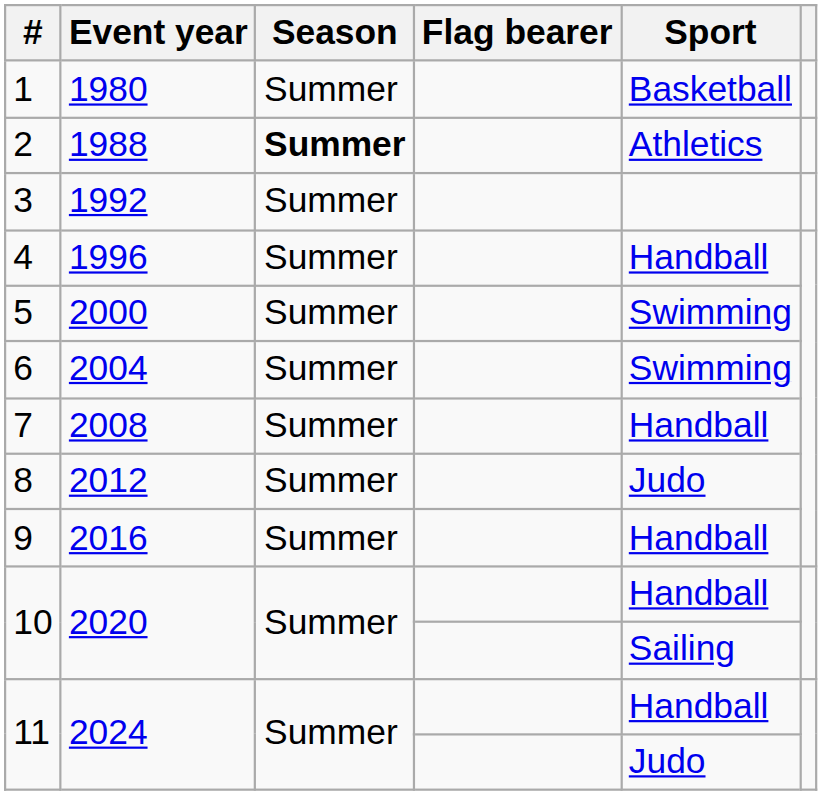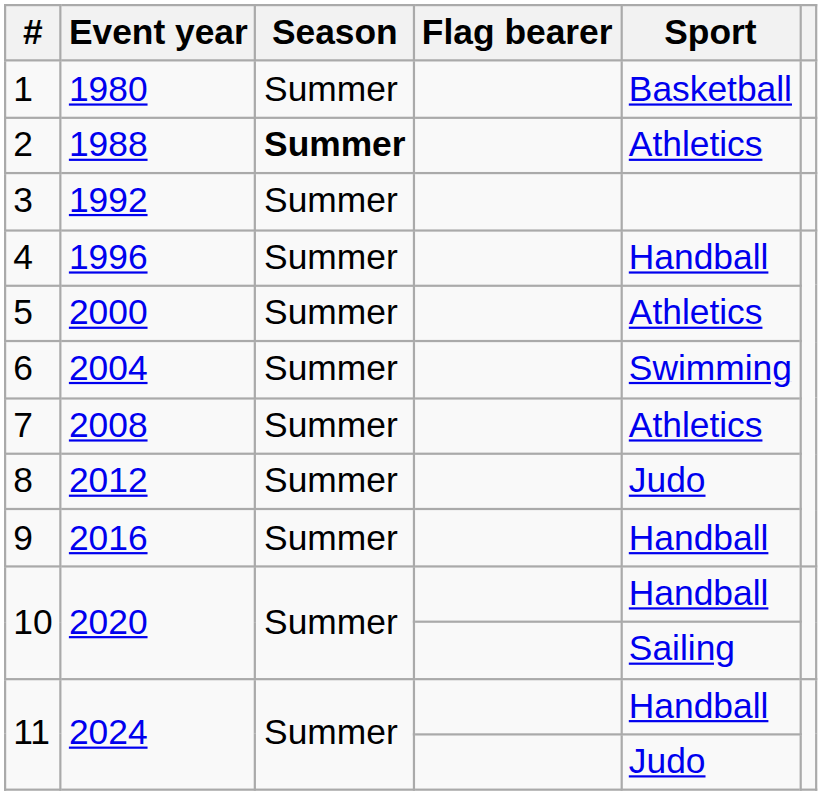(710, 312) Swimming -> (696, 312) Athletics
(699, 425) Handball -> (696, 425) Athletics
